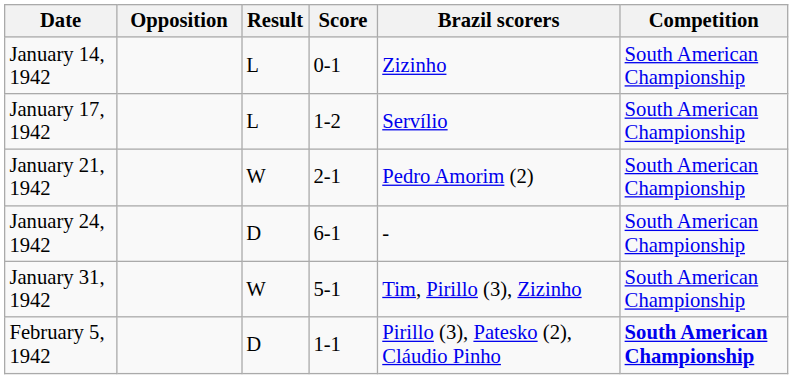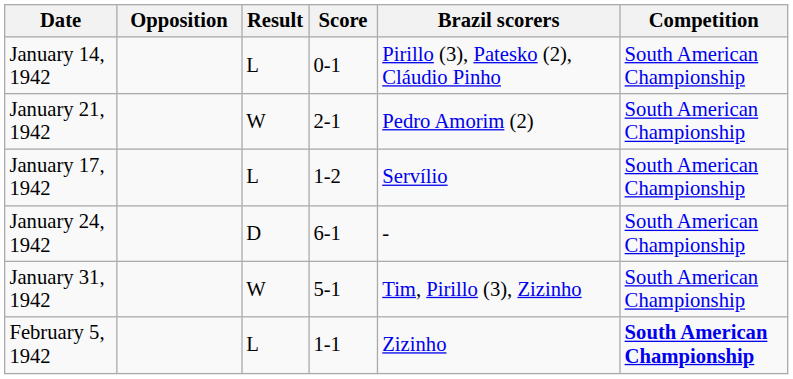(414, 65) Zizinho -> (477, 65) Pirillo (3), Patesko (2), Cláudio Pinho
rows swapped: (57, 121) <-> (57, 177)
(254, 344) D -> (252, 344) L
(477, 344) Pirillo (3), Patesko (2), Cláudio Pinho -> (414, 344) Zizinho
